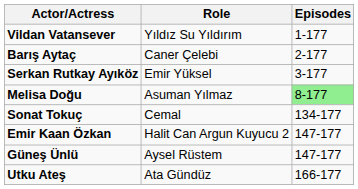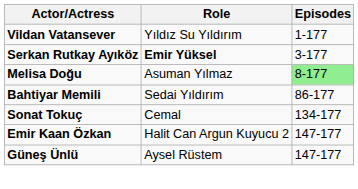- row: (42, 54)
(178, 74) normal -> (180, 54) bold
+ row: (54, 94)
- row: (37, 174)
